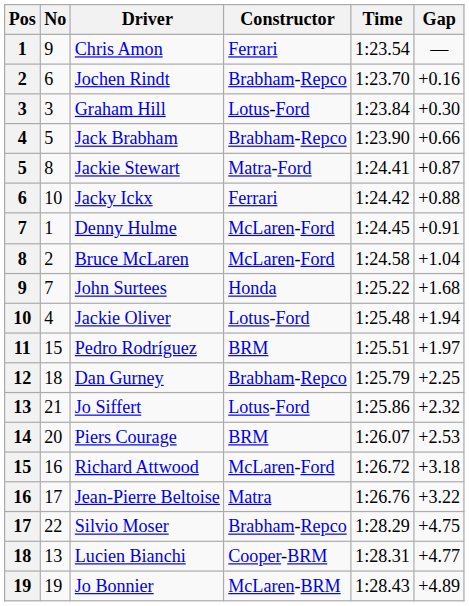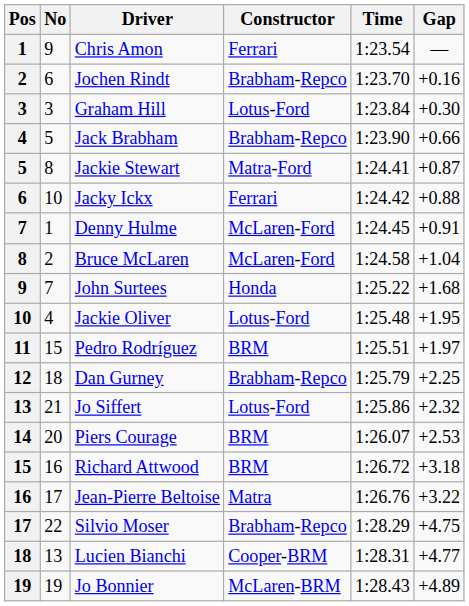(439, 317) +1.94 -> (439, 317) +1.95
(281, 466) McLaren-Ford -> (248, 466) BRM
